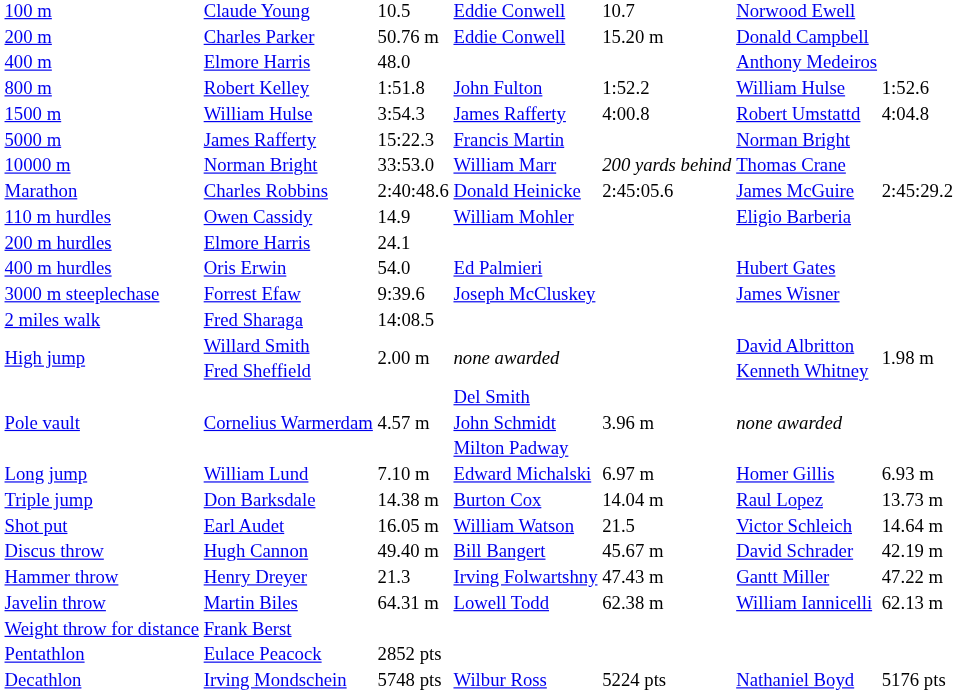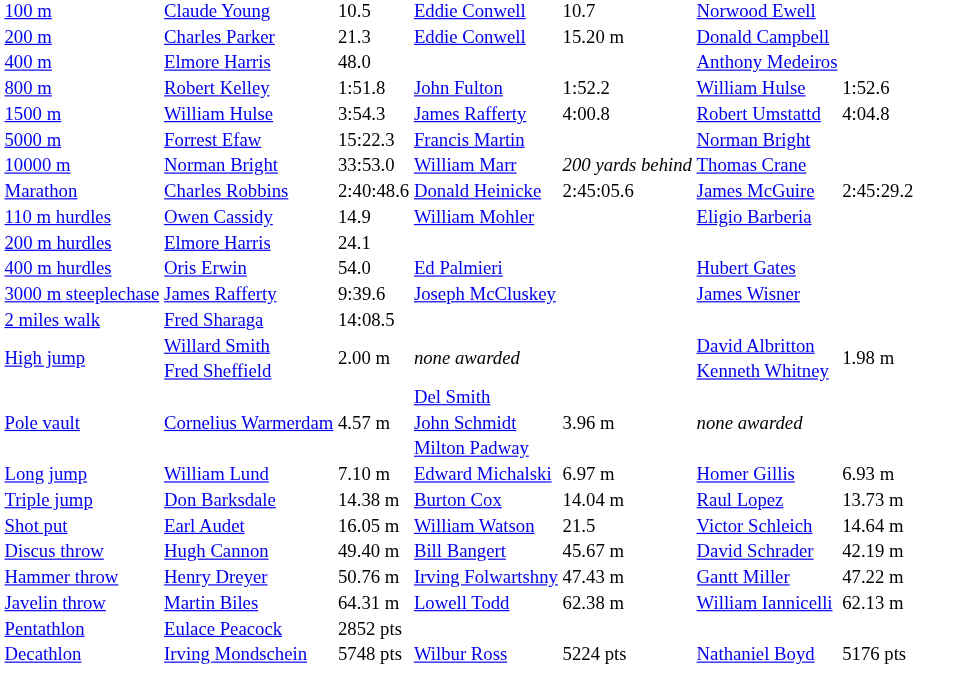(408, 36) 50.76 m -> (354, 36) 21.3
(260, 139) James Rafferty -> (213, 139) Forrest Efaw
(252, 294) Forrest Efaw -> (220, 294) James Rafferty
(394, 577) 21.3 -> (369, 577) 50.76 m
- row: (102, 628)
